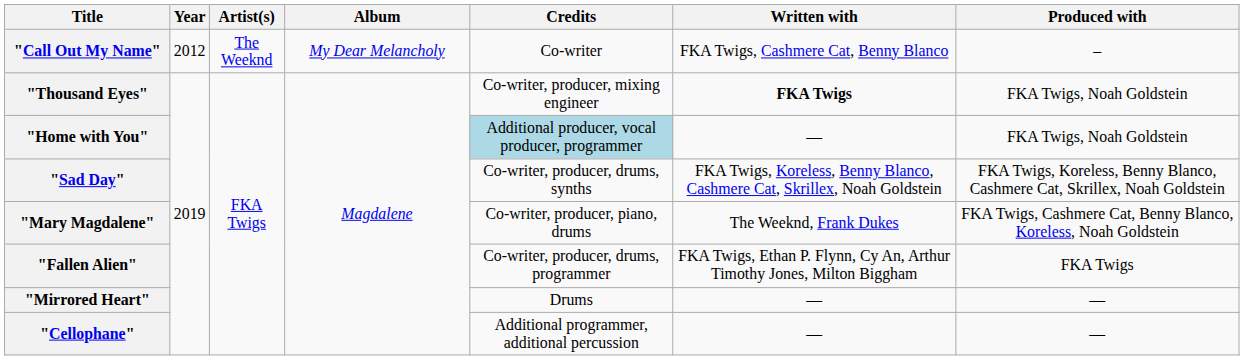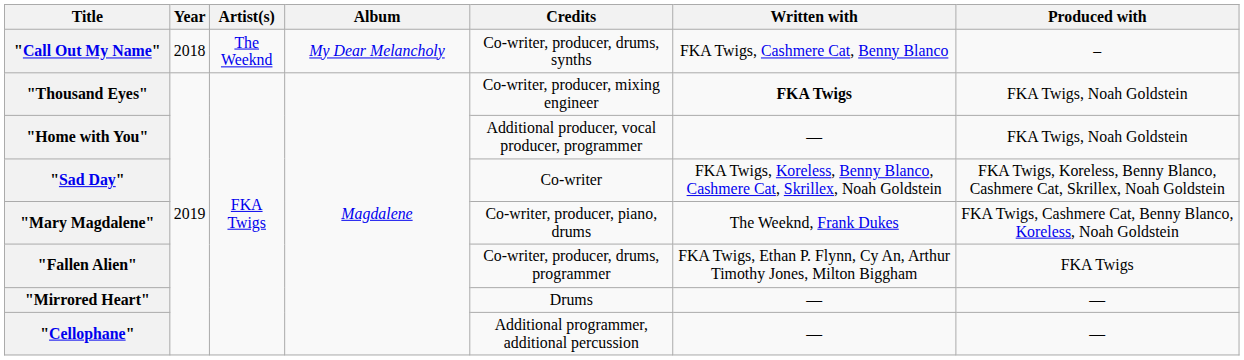(190, 51) 2012 -> (190, 51) 2018
(571, 51) Co-writer -> (571, 51) Co-writer, producer, drums, synths
(571, 136) lightblue background -> (571, 136) no background
(571, 179) Co-writer, producer, drums, synths -> (571, 179) Co-writer
